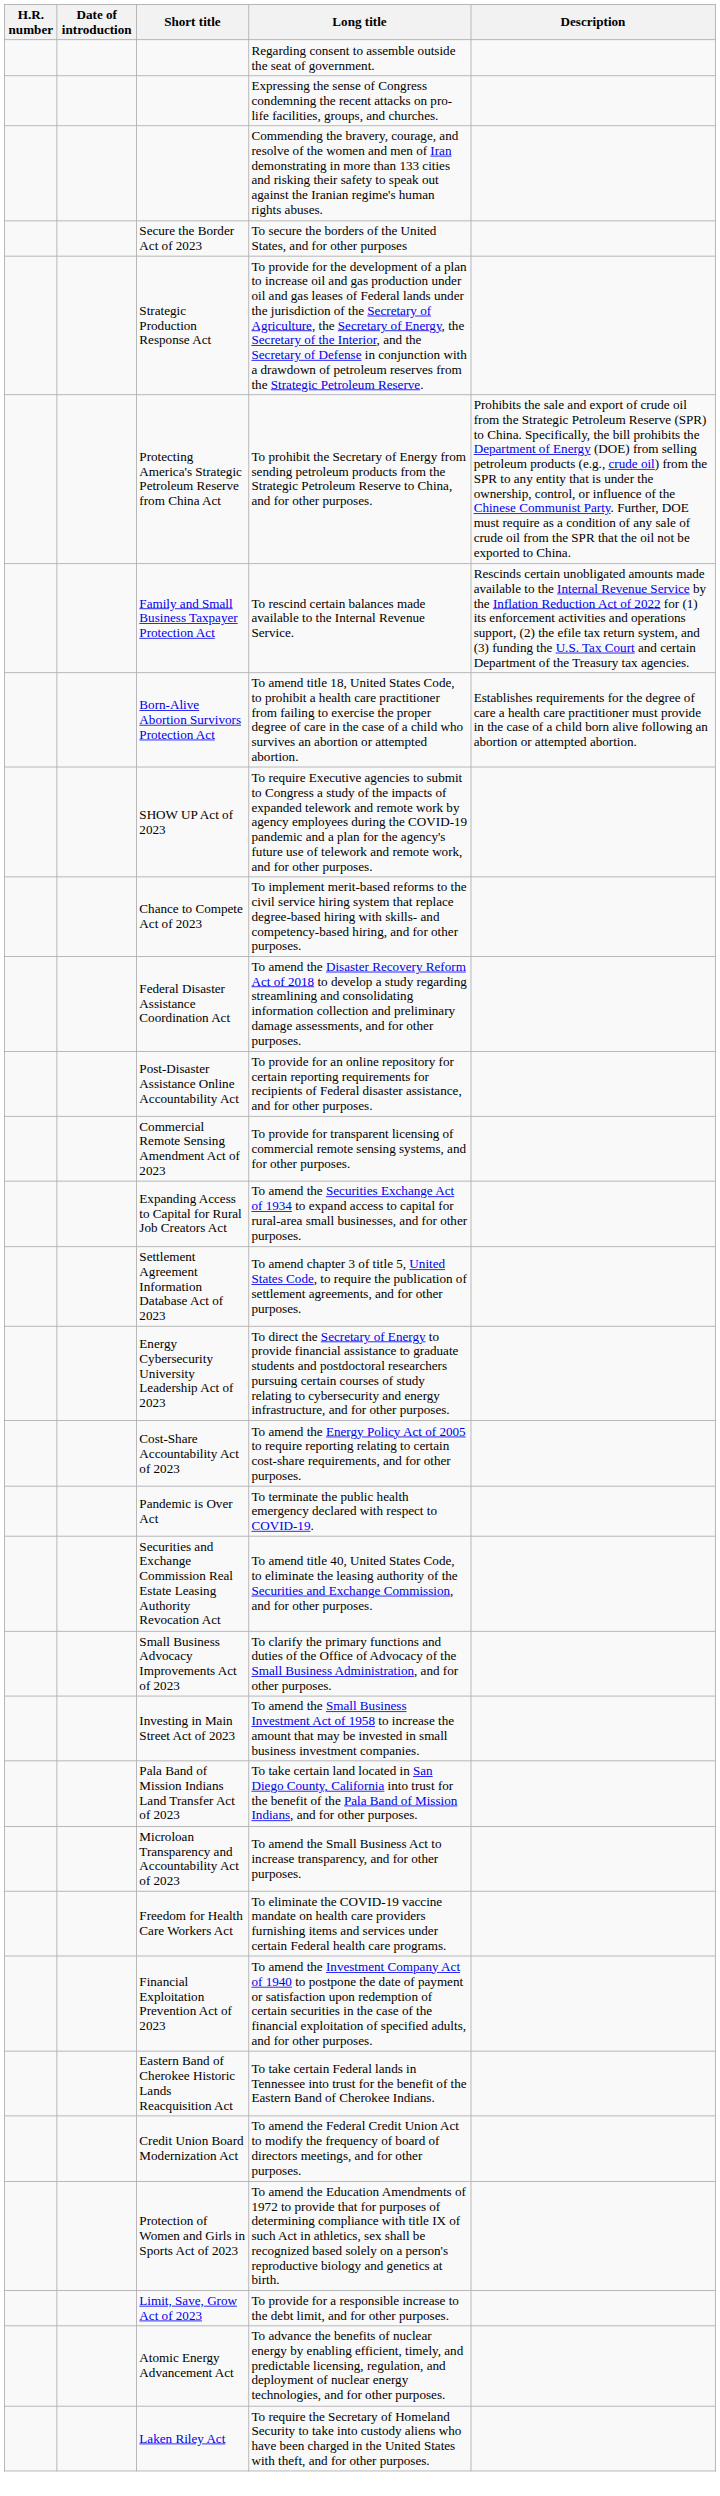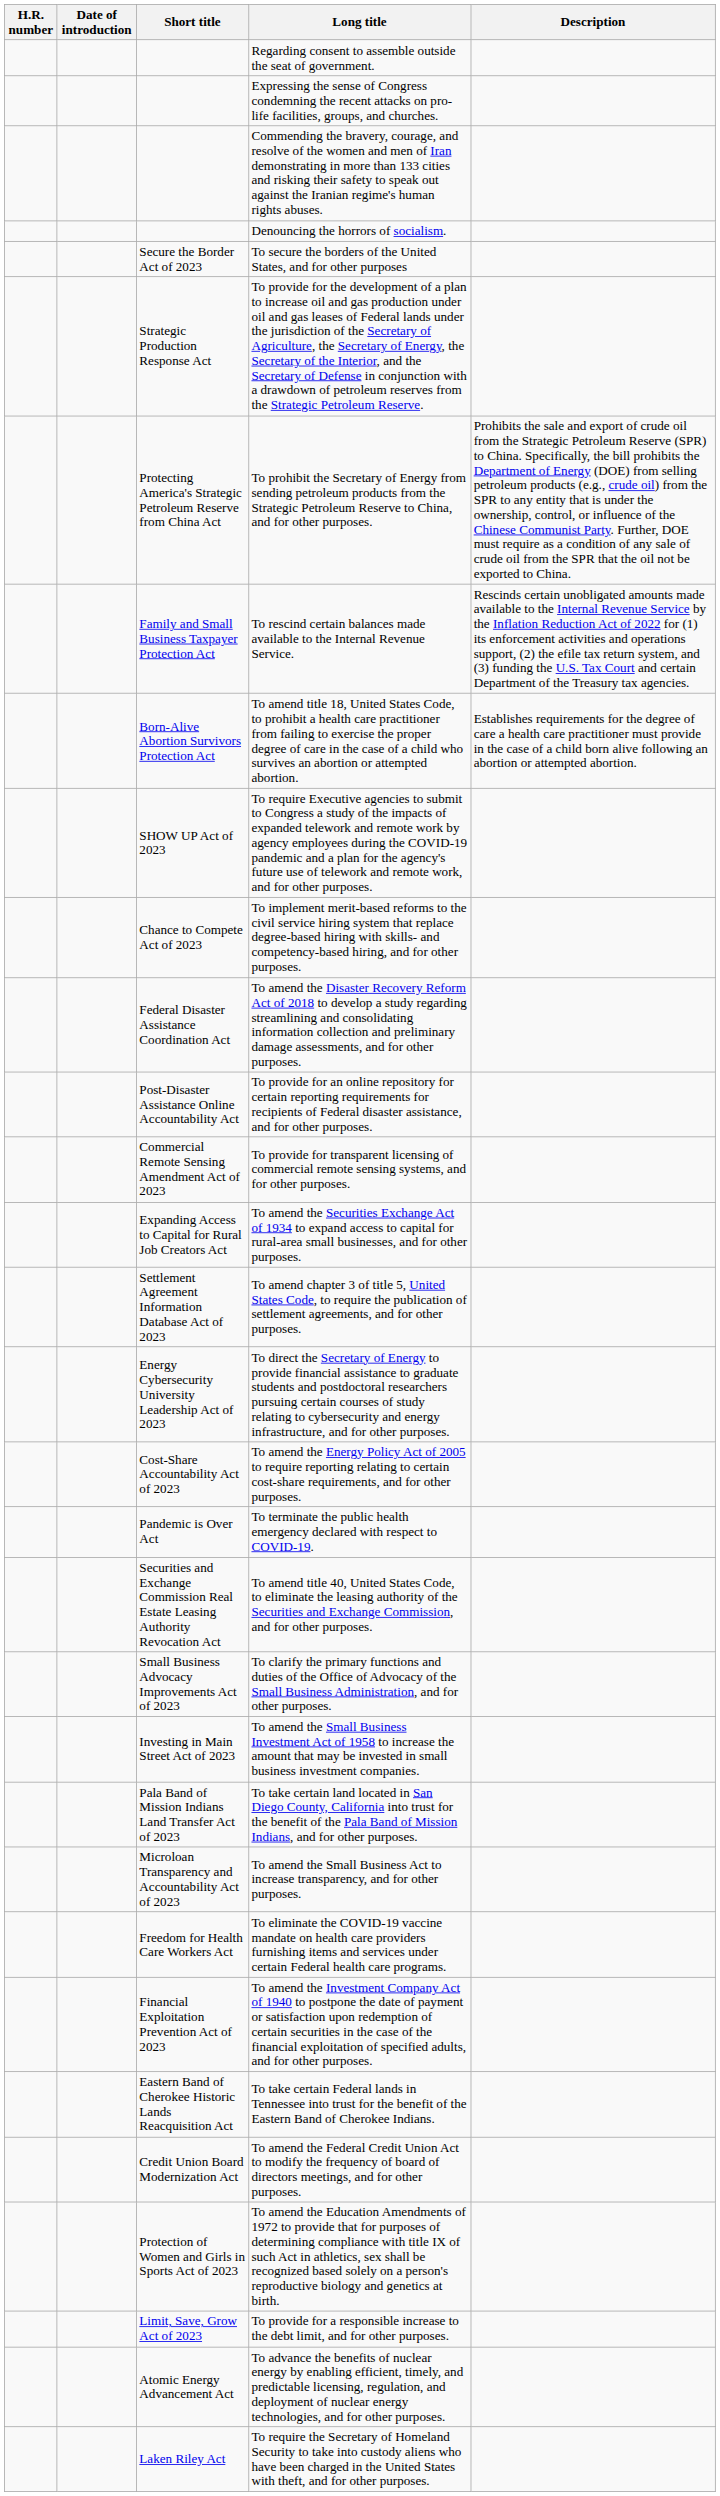+ row: (349, 230)
